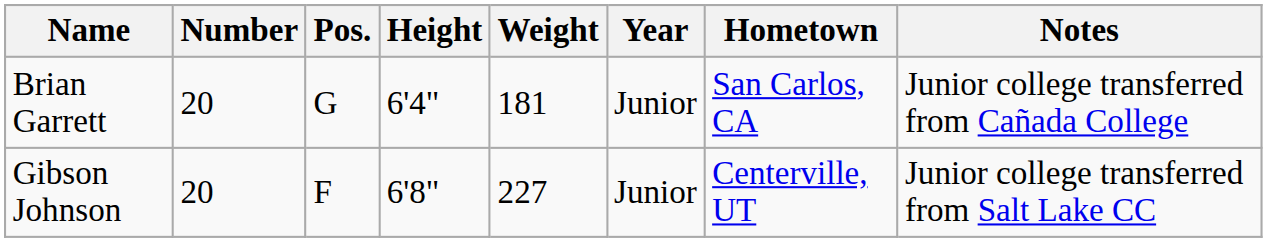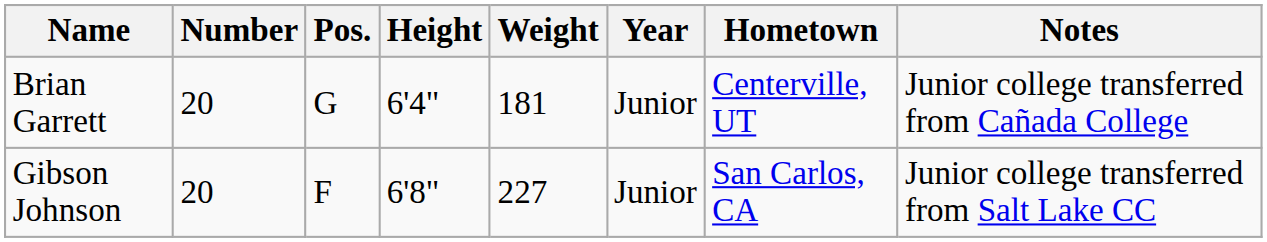(788, 101) San Carlos, CA -> (790, 101) Centerville, UT
(790, 191) Centerville, UT -> (788, 191) San Carlos, CA
